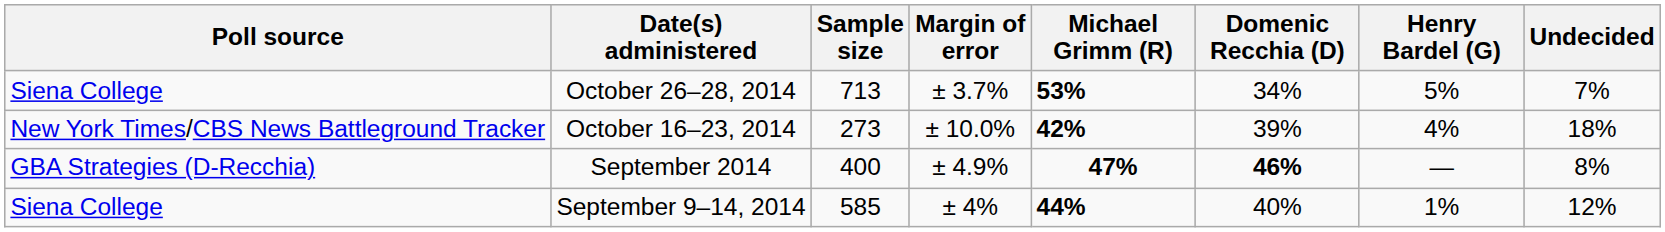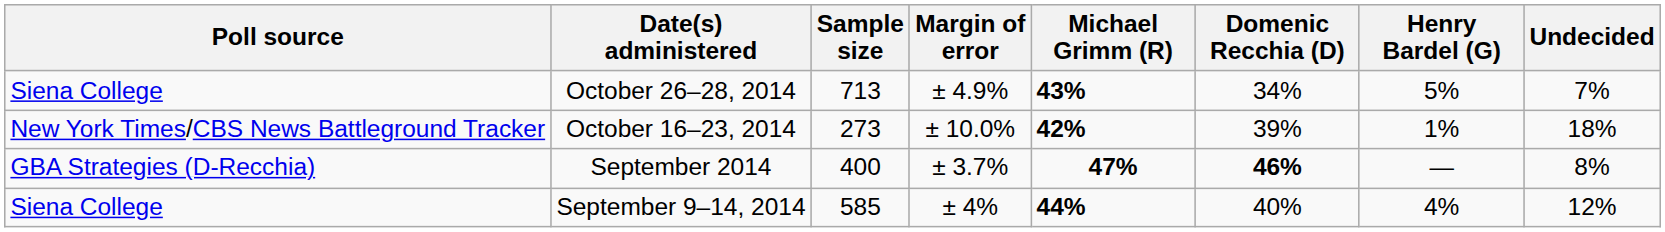(970, 90) ± 3.7% -> (970, 90) ± 4.9%
(1061, 90) 53% -> (1061, 90) 43%
(1442, 129) 4% -> (1442, 129) 1%
(970, 167) ± 4.9% -> (970, 167) ± 3.7%
(1442, 206) 1% -> (1442, 206) 4%
